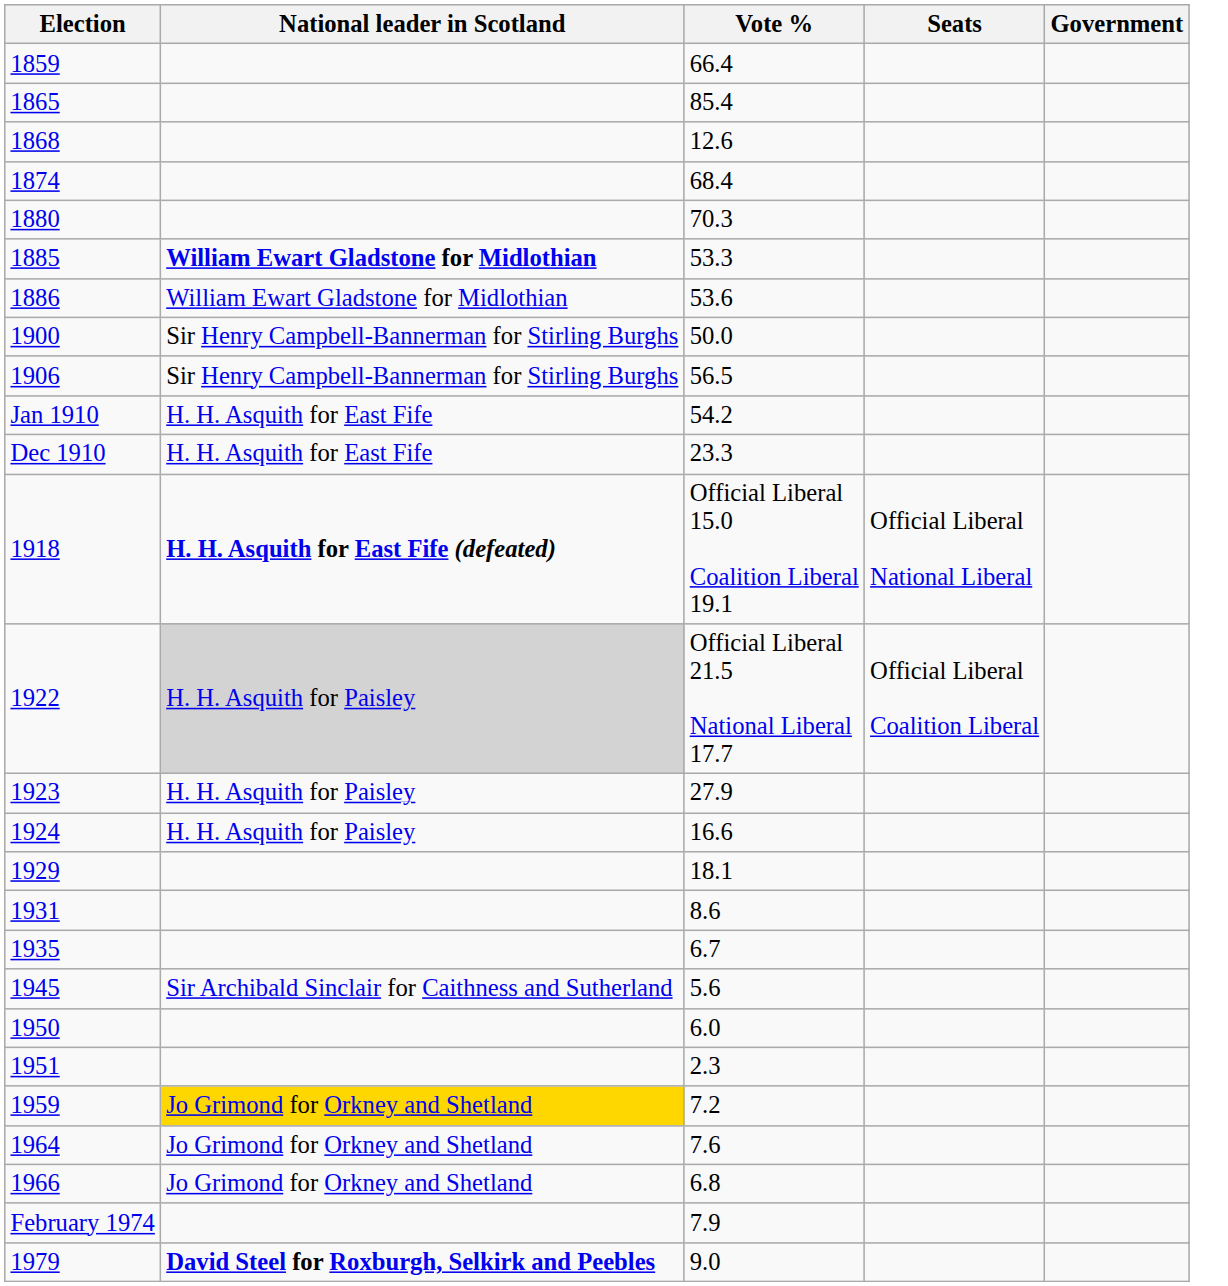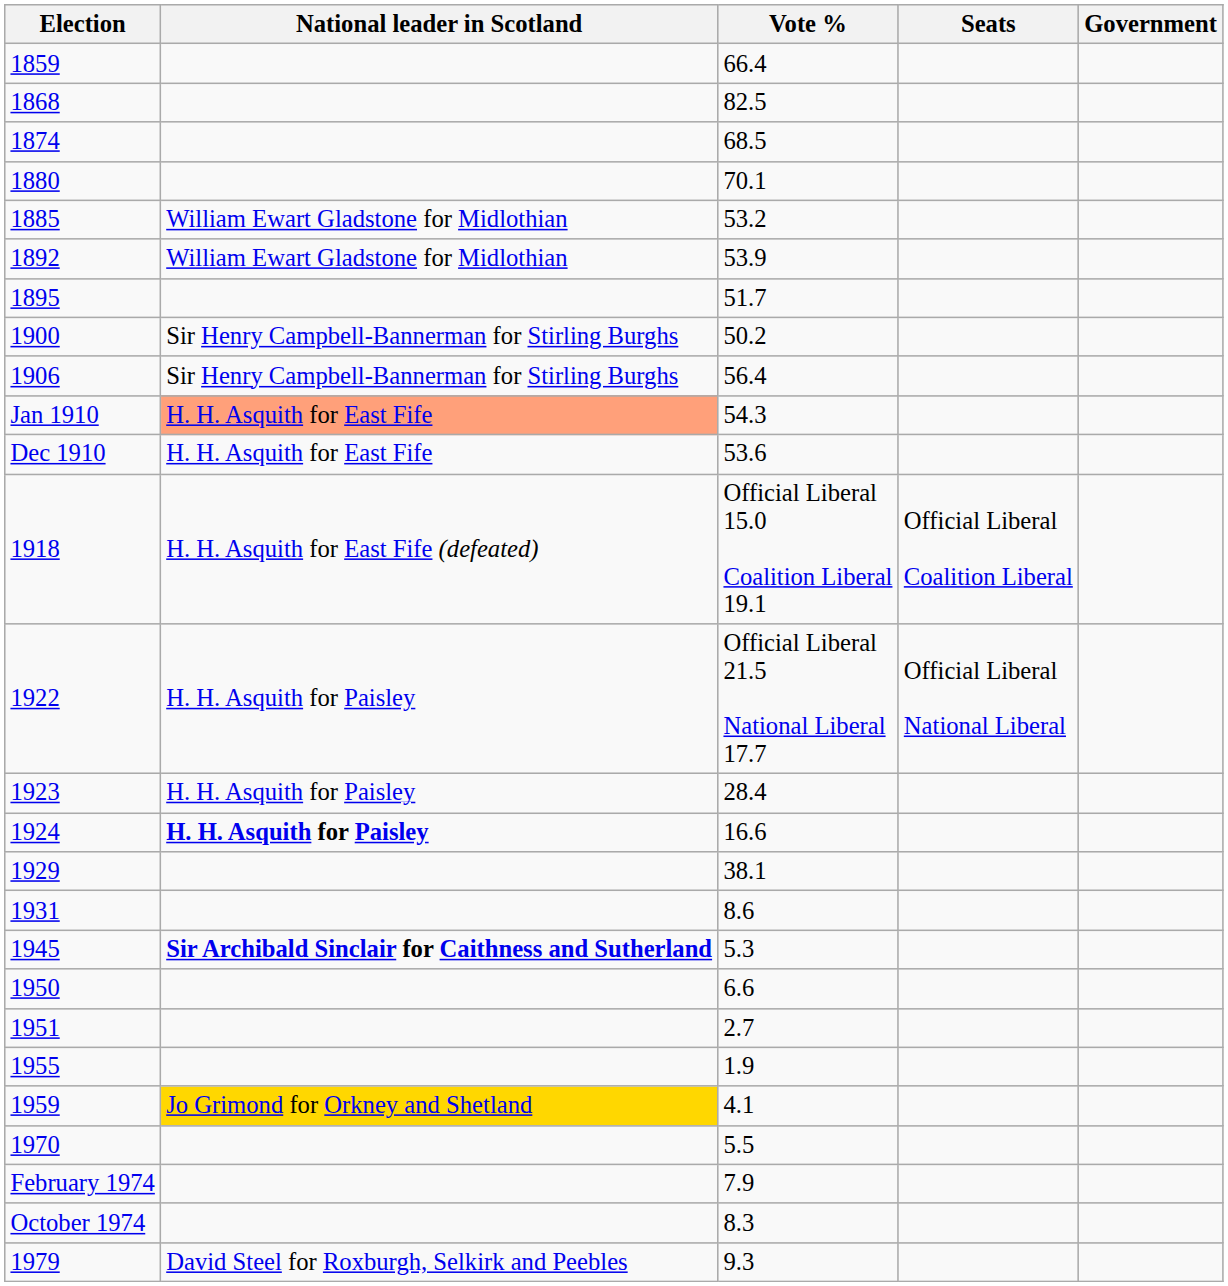- row: (35, 102)
(711, 141) 12.6 -> (745, 102) 82.5
(711, 180) 68.4 -> (745, 141) 68.5
(711, 219) 70.3 -> (745, 180) 70.1
(381, 258) bold -> (367, 219) normal
(711, 258) 53.3 -> (745, 219) 53.2
- row: (35, 297)
+ row: (35, 258)
+ row: (35, 297)
(711, 336) 50.0 -> (745, 336) 50.2
(711, 375) 56.5 -> (745, 375) 56.4
(299, 414) no background -> (299, 414) lightsalmon background
(711, 414) 54.2 -> (745, 414) 54.3
(711, 453) 23.3 -> (745, 453) 53.6
(361, 548) bold -> (352, 548) normal
(951, 548) Official Liberal National Liberal -> (988, 548) Official Liberal Coalition Liberal
(291, 698) lightgrey background -> (291, 698) no background
(955, 698) Official Liberal Coalition Liberal -> (985, 698) Official Liberal National Liberal
(711, 792) 27.9 -> (745, 792) 28.4
(291, 831) normal -> (297, 831) bold
(711, 871) 18.1 -> (745, 871) 38.1
- row: (35, 949)
(419, 988) normal -> (439, 949) bold
(705, 988) 5.6 -> (739, 949) 5.3
(705, 1027) 6.0 -> (739, 988) 6.6
(705, 1066) 2.3 -> (739, 1027) 2.7
+ row: (35, 1066)
(705, 1105) 7.2 -> (739, 1105) 4.1
- row: (35, 1144)
- row: (35, 1183)
+ row: (35, 1144)
+ row: (78, 1222)
(411, 1261) bold -> (397, 1261) normal
(705, 1261) 9.0 -> (739, 1261) 9.3
